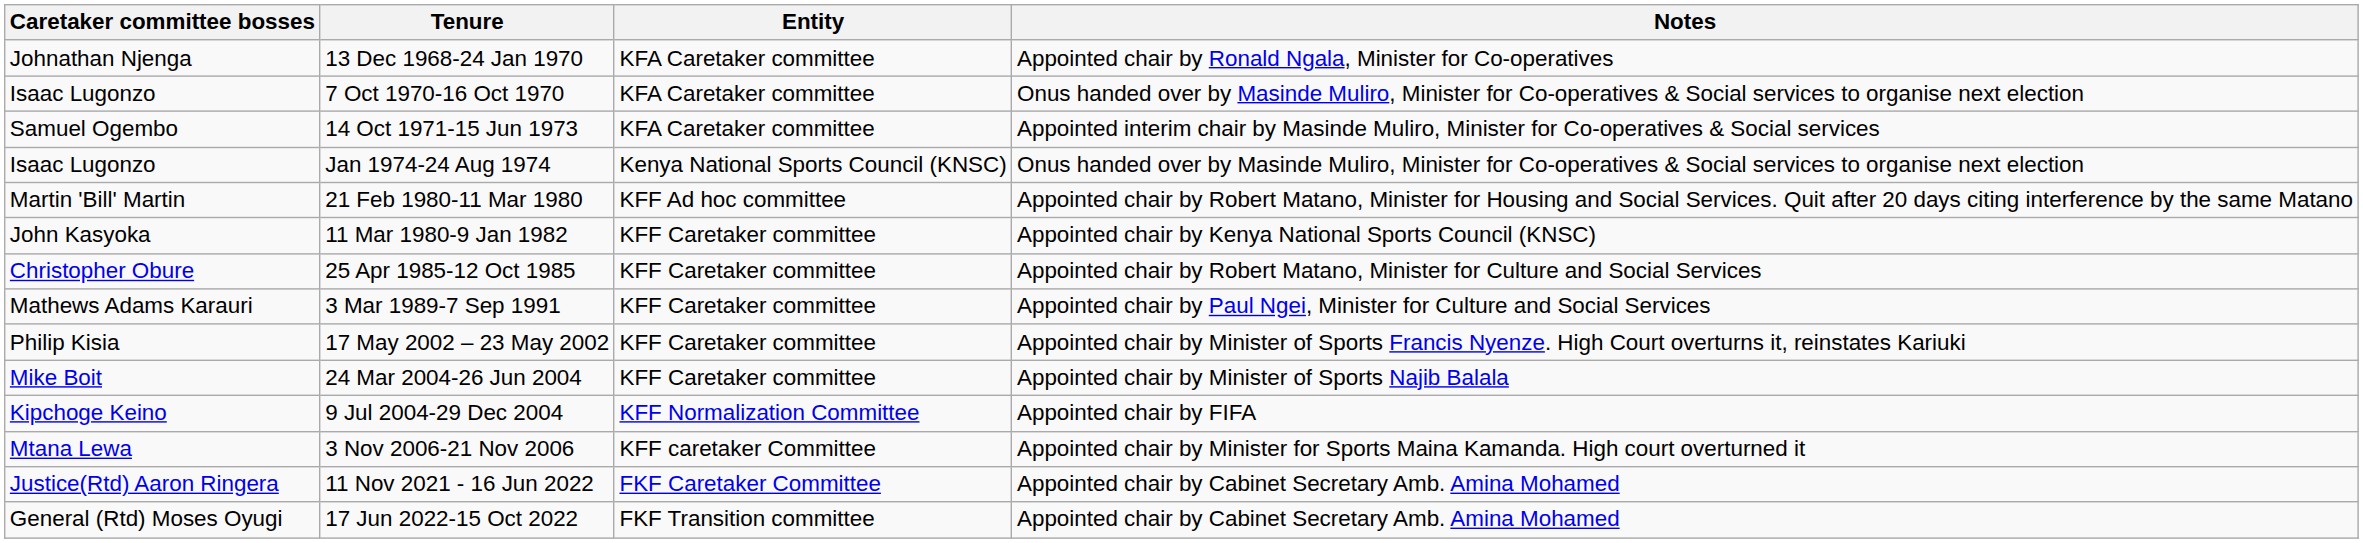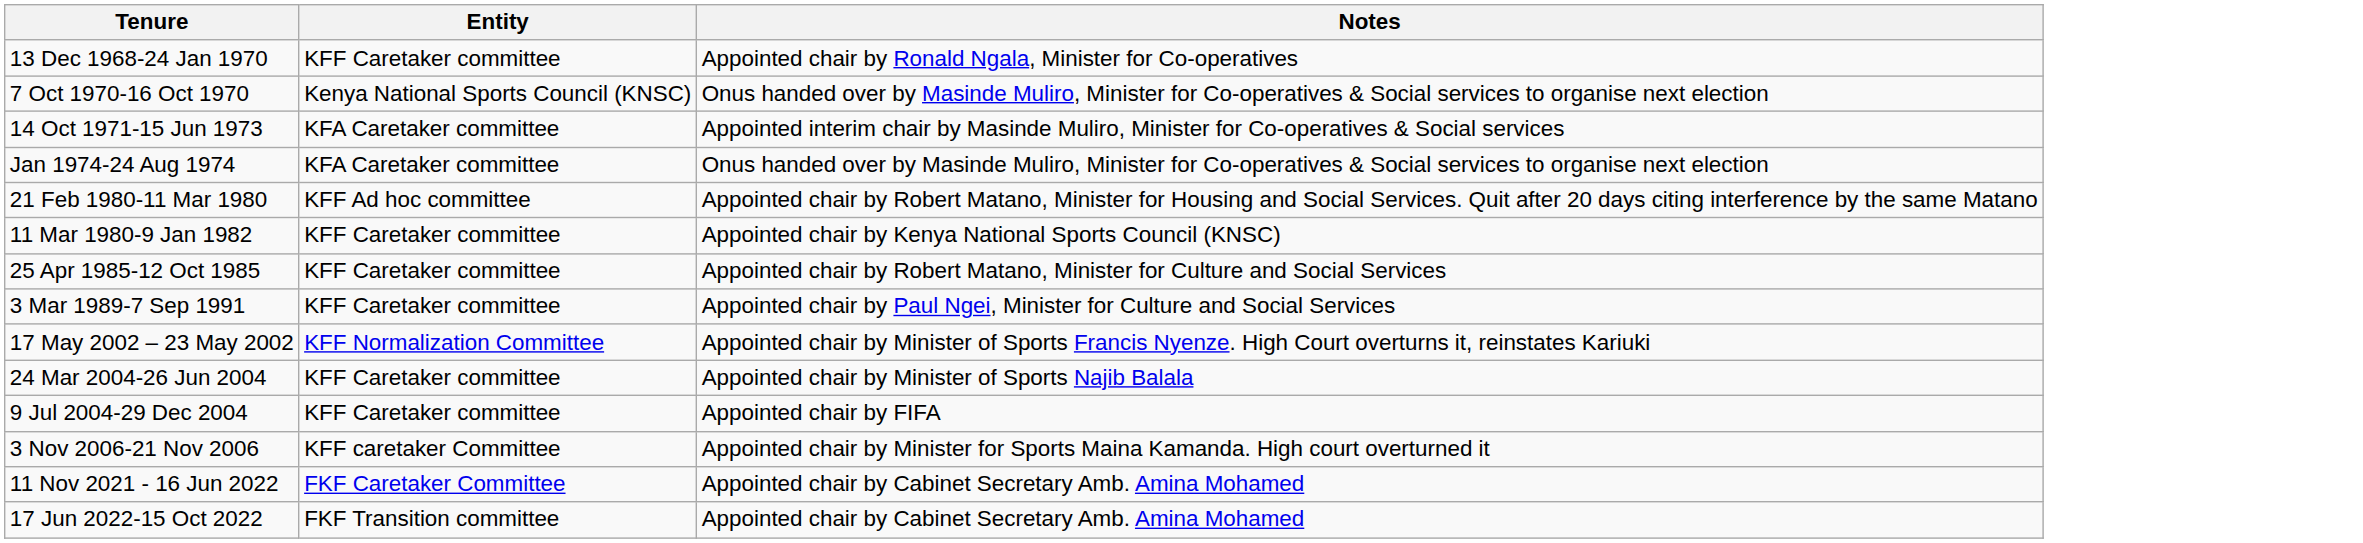- column: (162, 22)
(747, 57) KFA Caretaker committee -> (432, 57) KFF Caretaker committee
(747, 93) KFA Caretaker committee -> (498, 93) Kenya National Sports Council (KNSC)
(813, 164) Kenya National Sports Council (KNSC) -> (432, 164) KFA Caretaker committee
(748, 341) KFF Caretaker committee -> (454, 341) KFF Normalization Committee
(769, 413) KFF Normalization Committee -> (432, 413) KFF Caretaker committee
